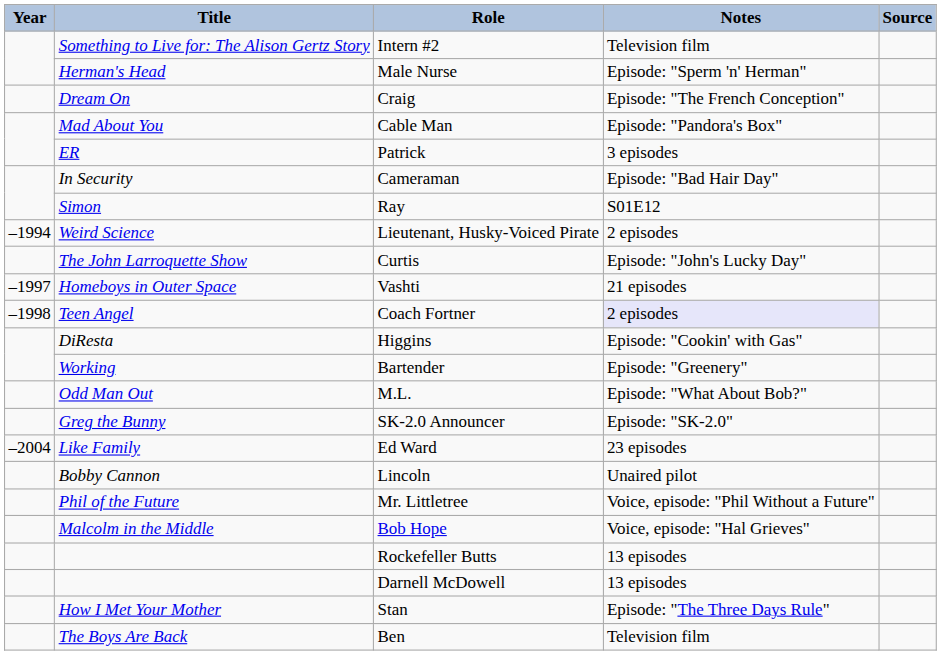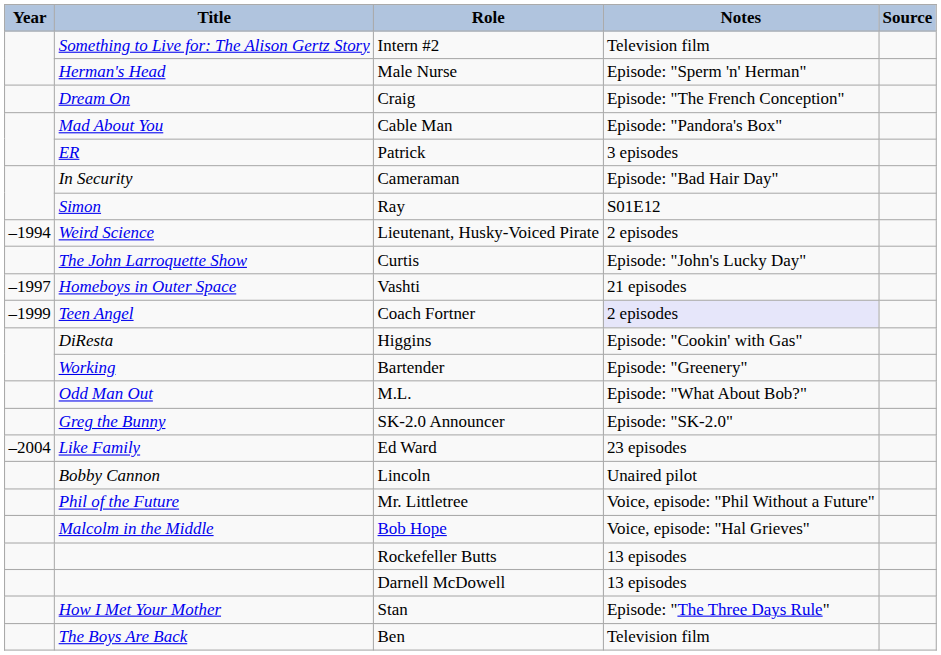(30, 313) –1998 -> (30, 313) –1999
